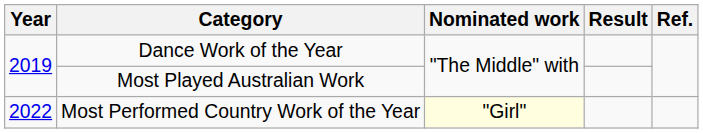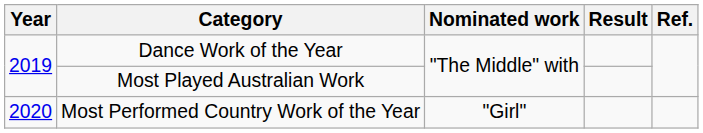(31, 111) 2022 -> (31, 111) 2020
(504, 111) lightyellow background -> (504, 111) no background
